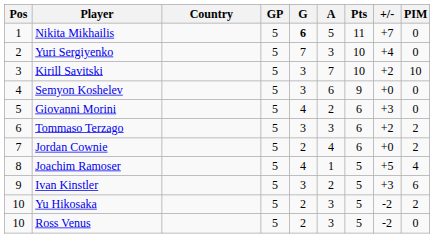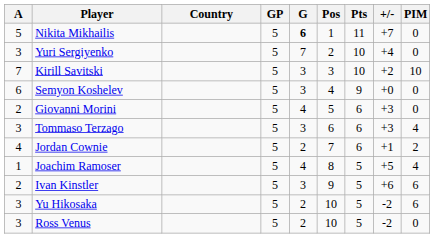columns swapped: (18, 14) <-> (331, 14)
(387, 128) +2 -> (387, 128) +3
(416, 128) 2 -> (416, 128) 4
(387, 147) +0 -> (387, 147) +1
(387, 185) +3 -> (387, 185) +6
(416, 204) 2 -> (416, 204) 6
